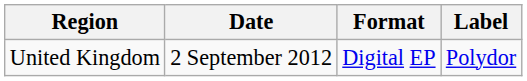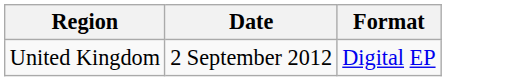- column: (481, 22)
